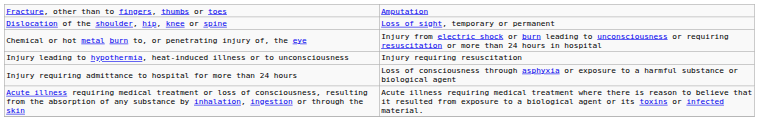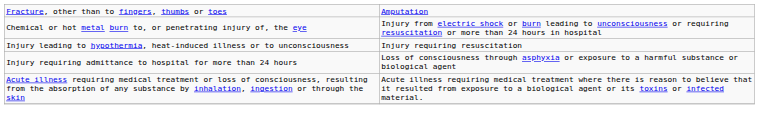- row: (117, 23)
